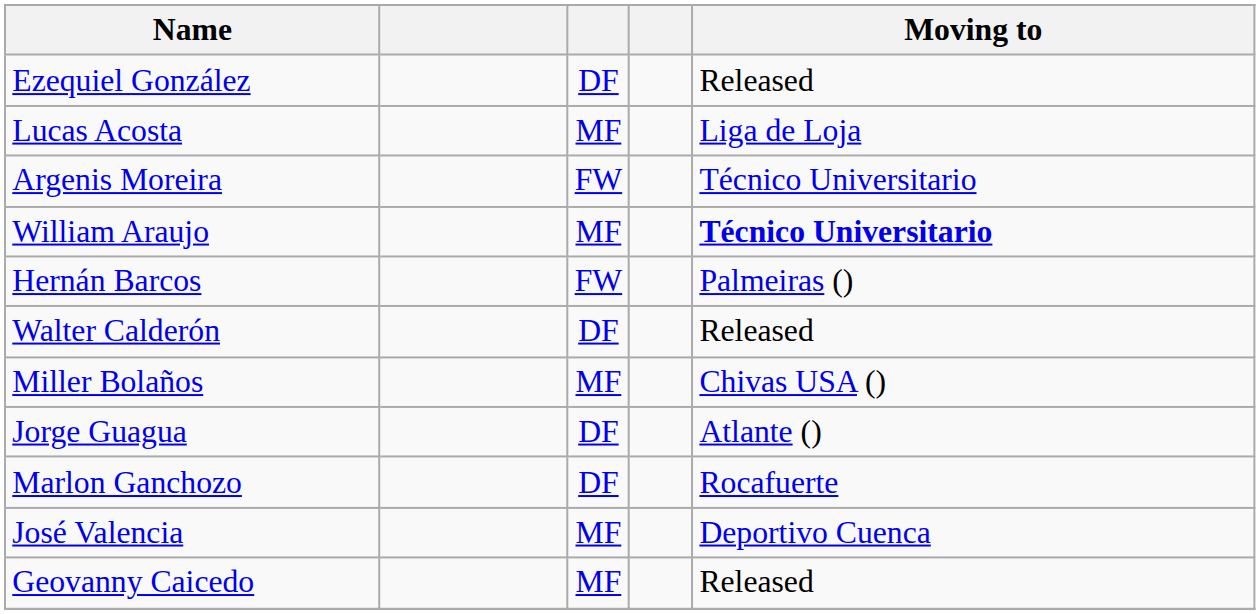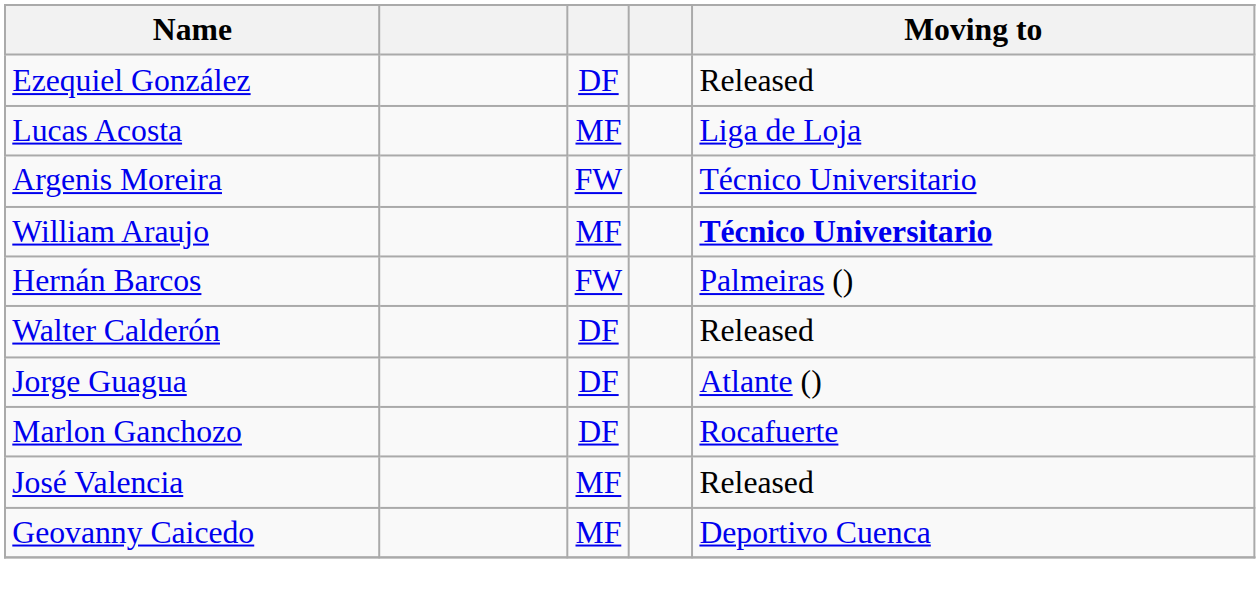- row: (108, 381)
(815, 532) Deportivo Cuenca -> (757, 481) Released
(757, 582) Released -> (815, 532) Deportivo Cuenca
